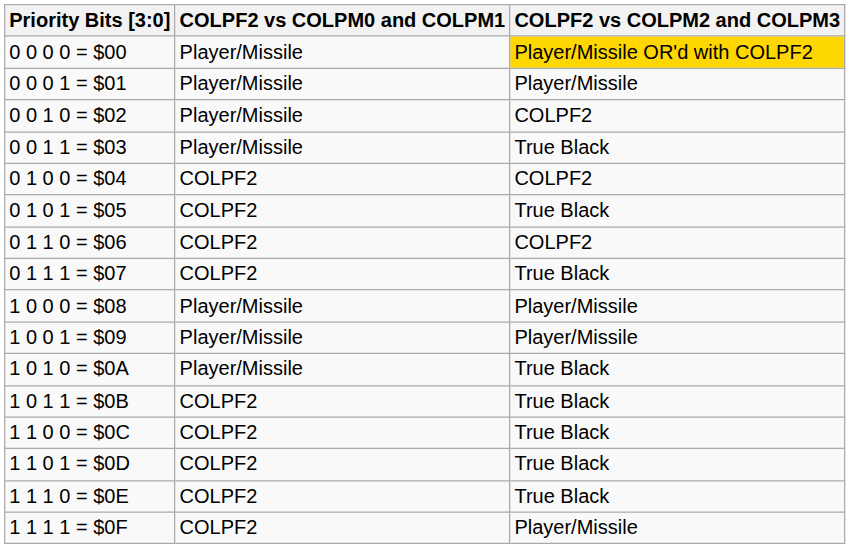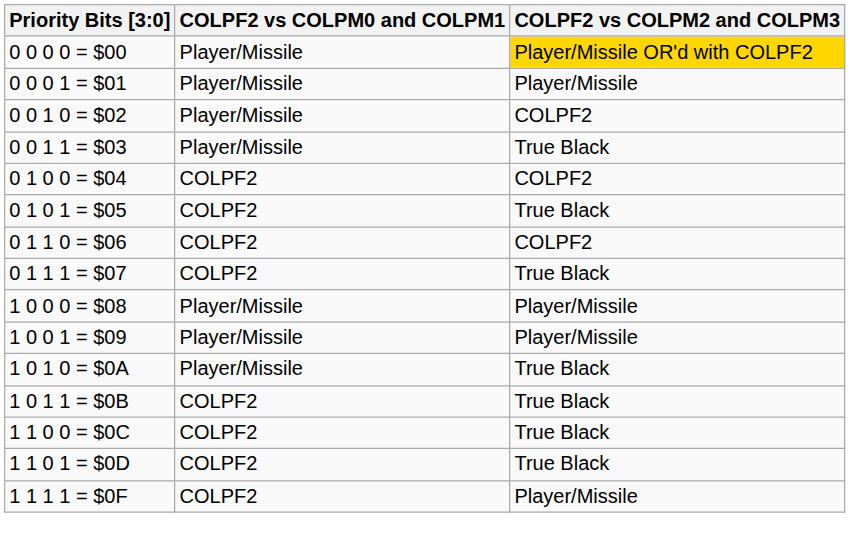- row: (69, 496)
